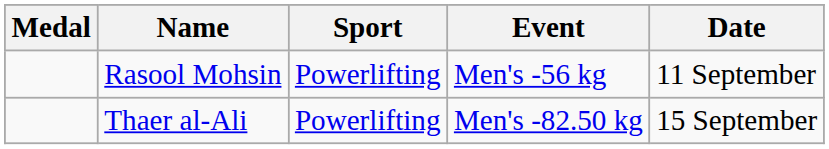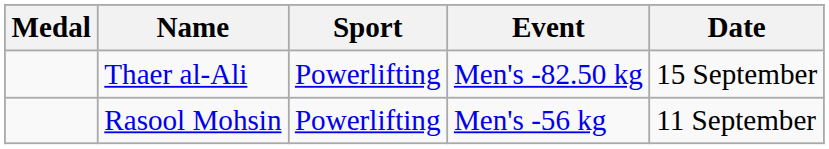rows swapped: (193, 73) <-> (176, 119)
